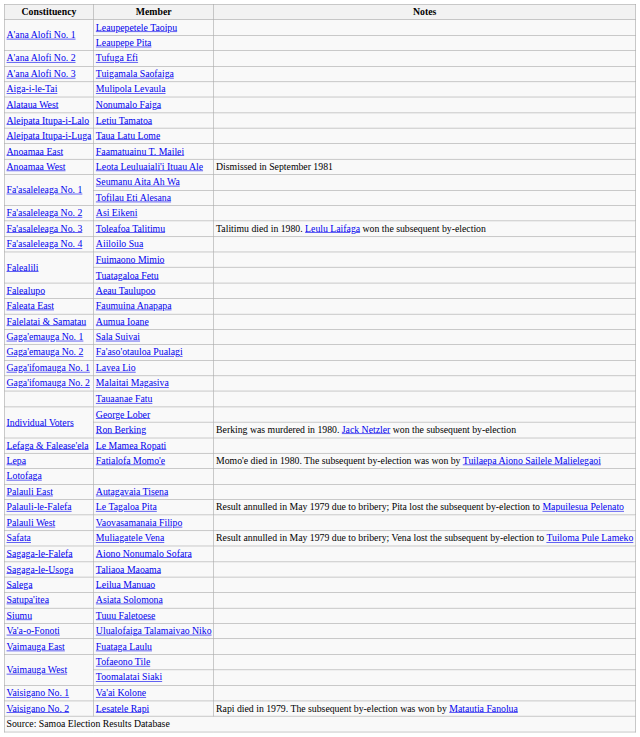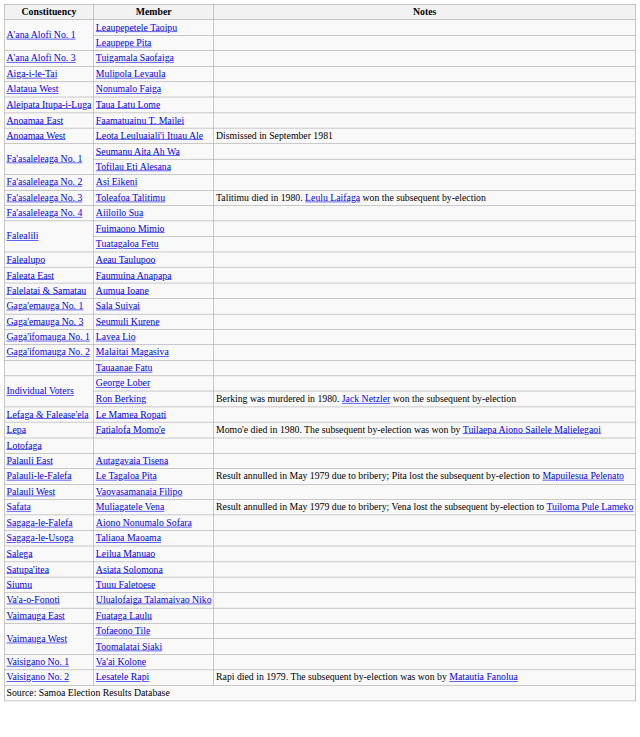- row: (117, 58)
- row: (124, 120)
- row: (139, 352)
+ row: (128, 321)
